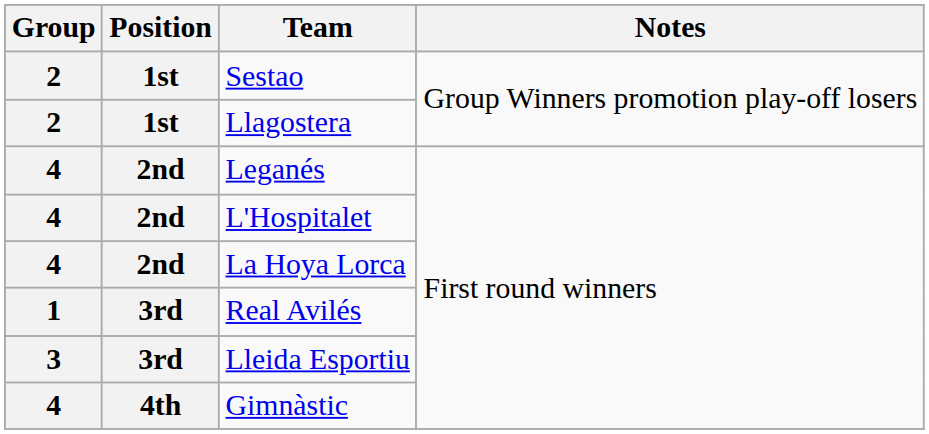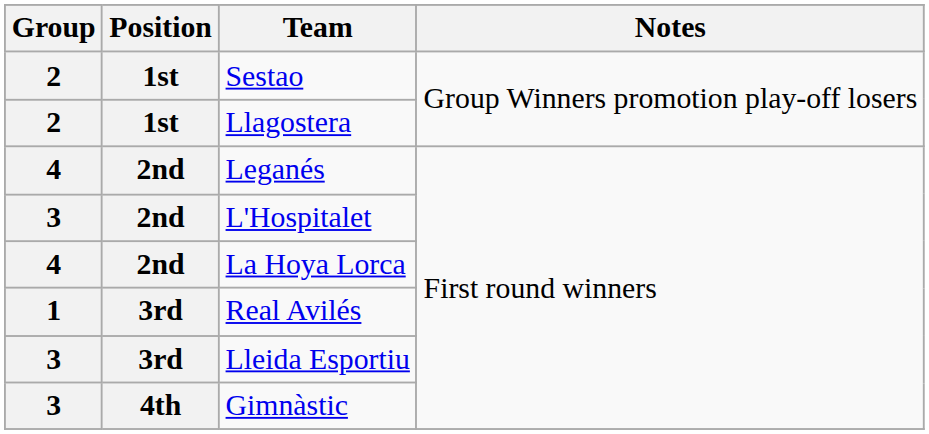(54, 216) 4 -> (54, 216) 3
(54, 405) 4 -> (54, 405) 3
